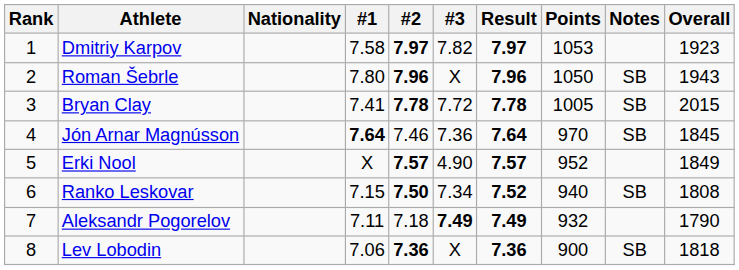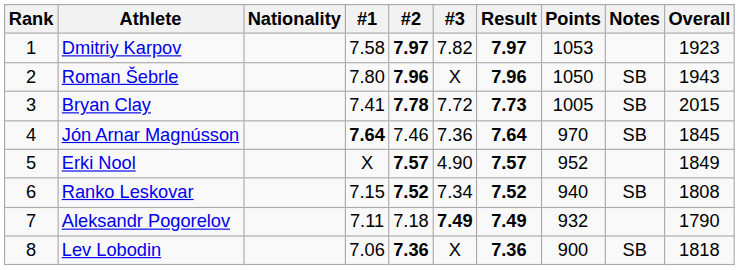(509, 105) 7.78 -> (509, 105) 7.73
(411, 192) 7.50 -> (411, 192) 7.52
